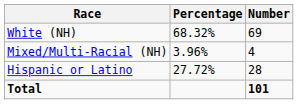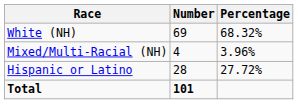columns swapped: (269, 14) <-> (208, 14)
